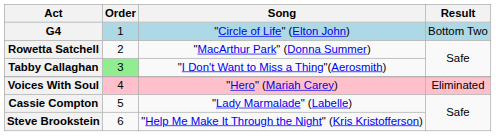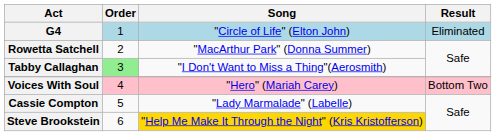(458, 31) Bottom Two -> (458, 31) Eliminated
(458, 85) Eliminated -> (458, 85) Bottom Two
(282, 121) no background -> (282, 121) gold background
